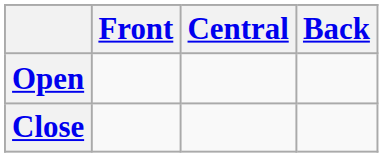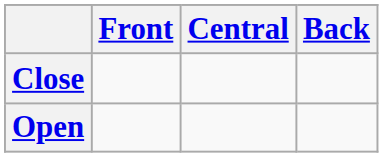rows swapped: (48, 126) <-> (48, 77)
